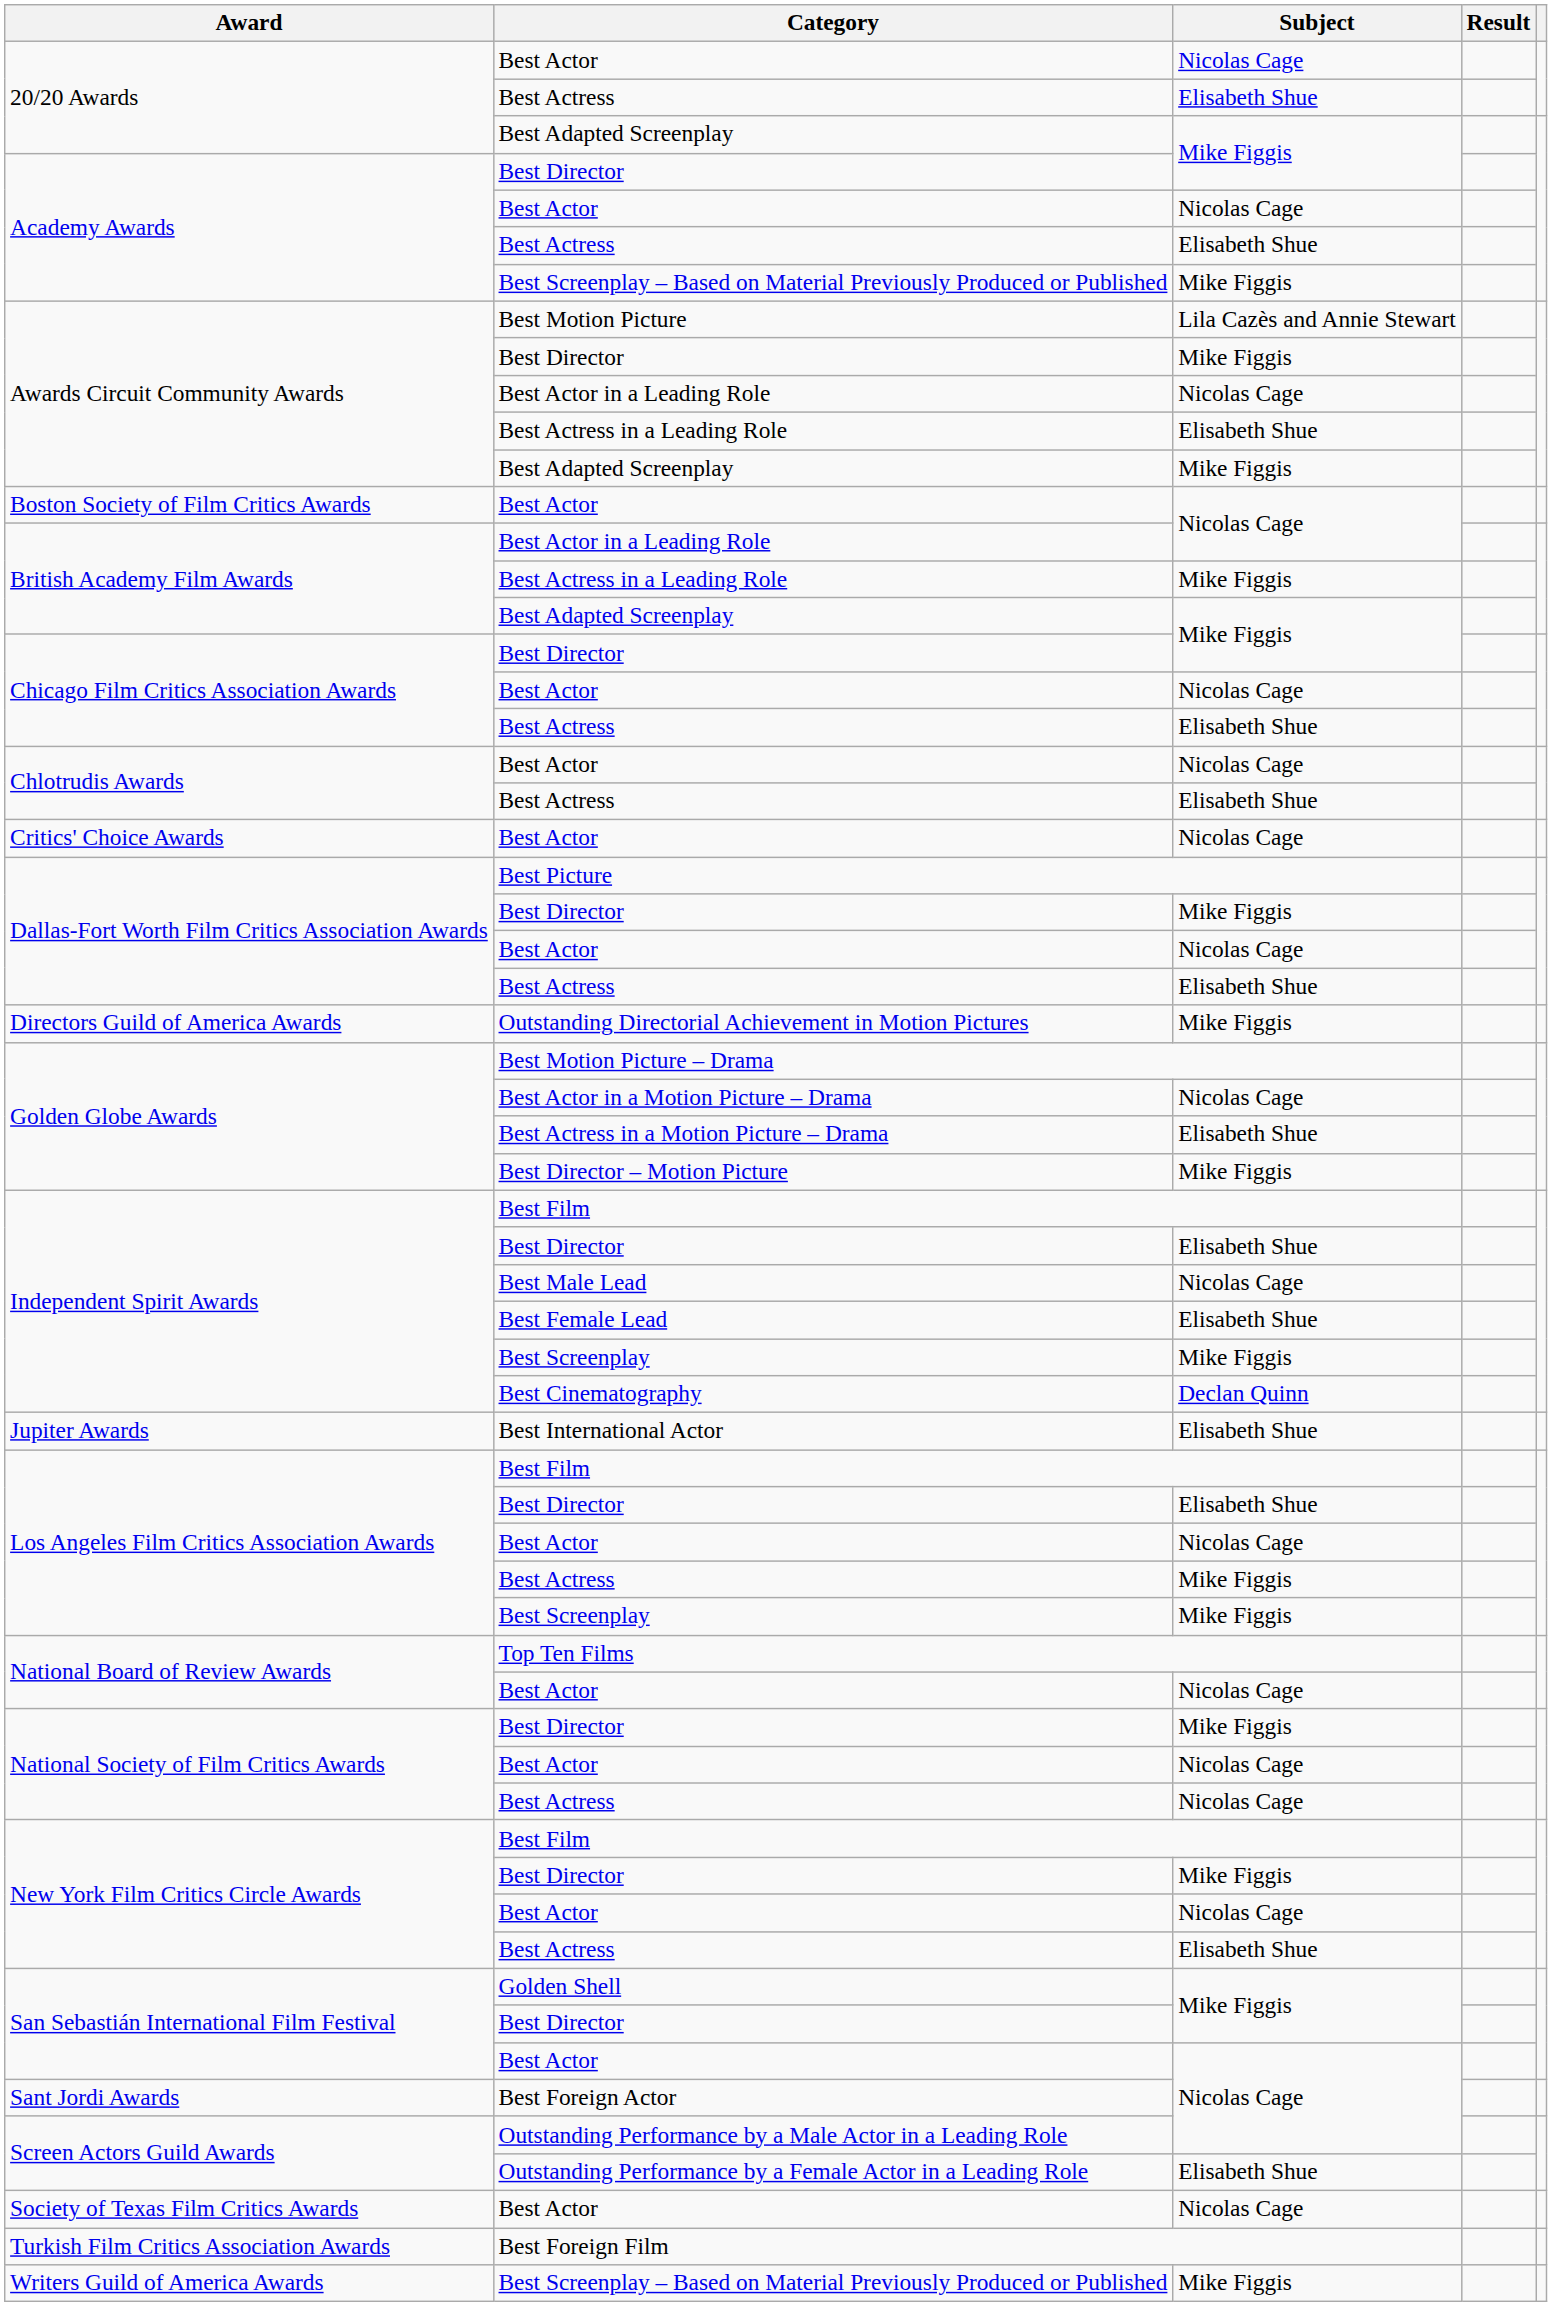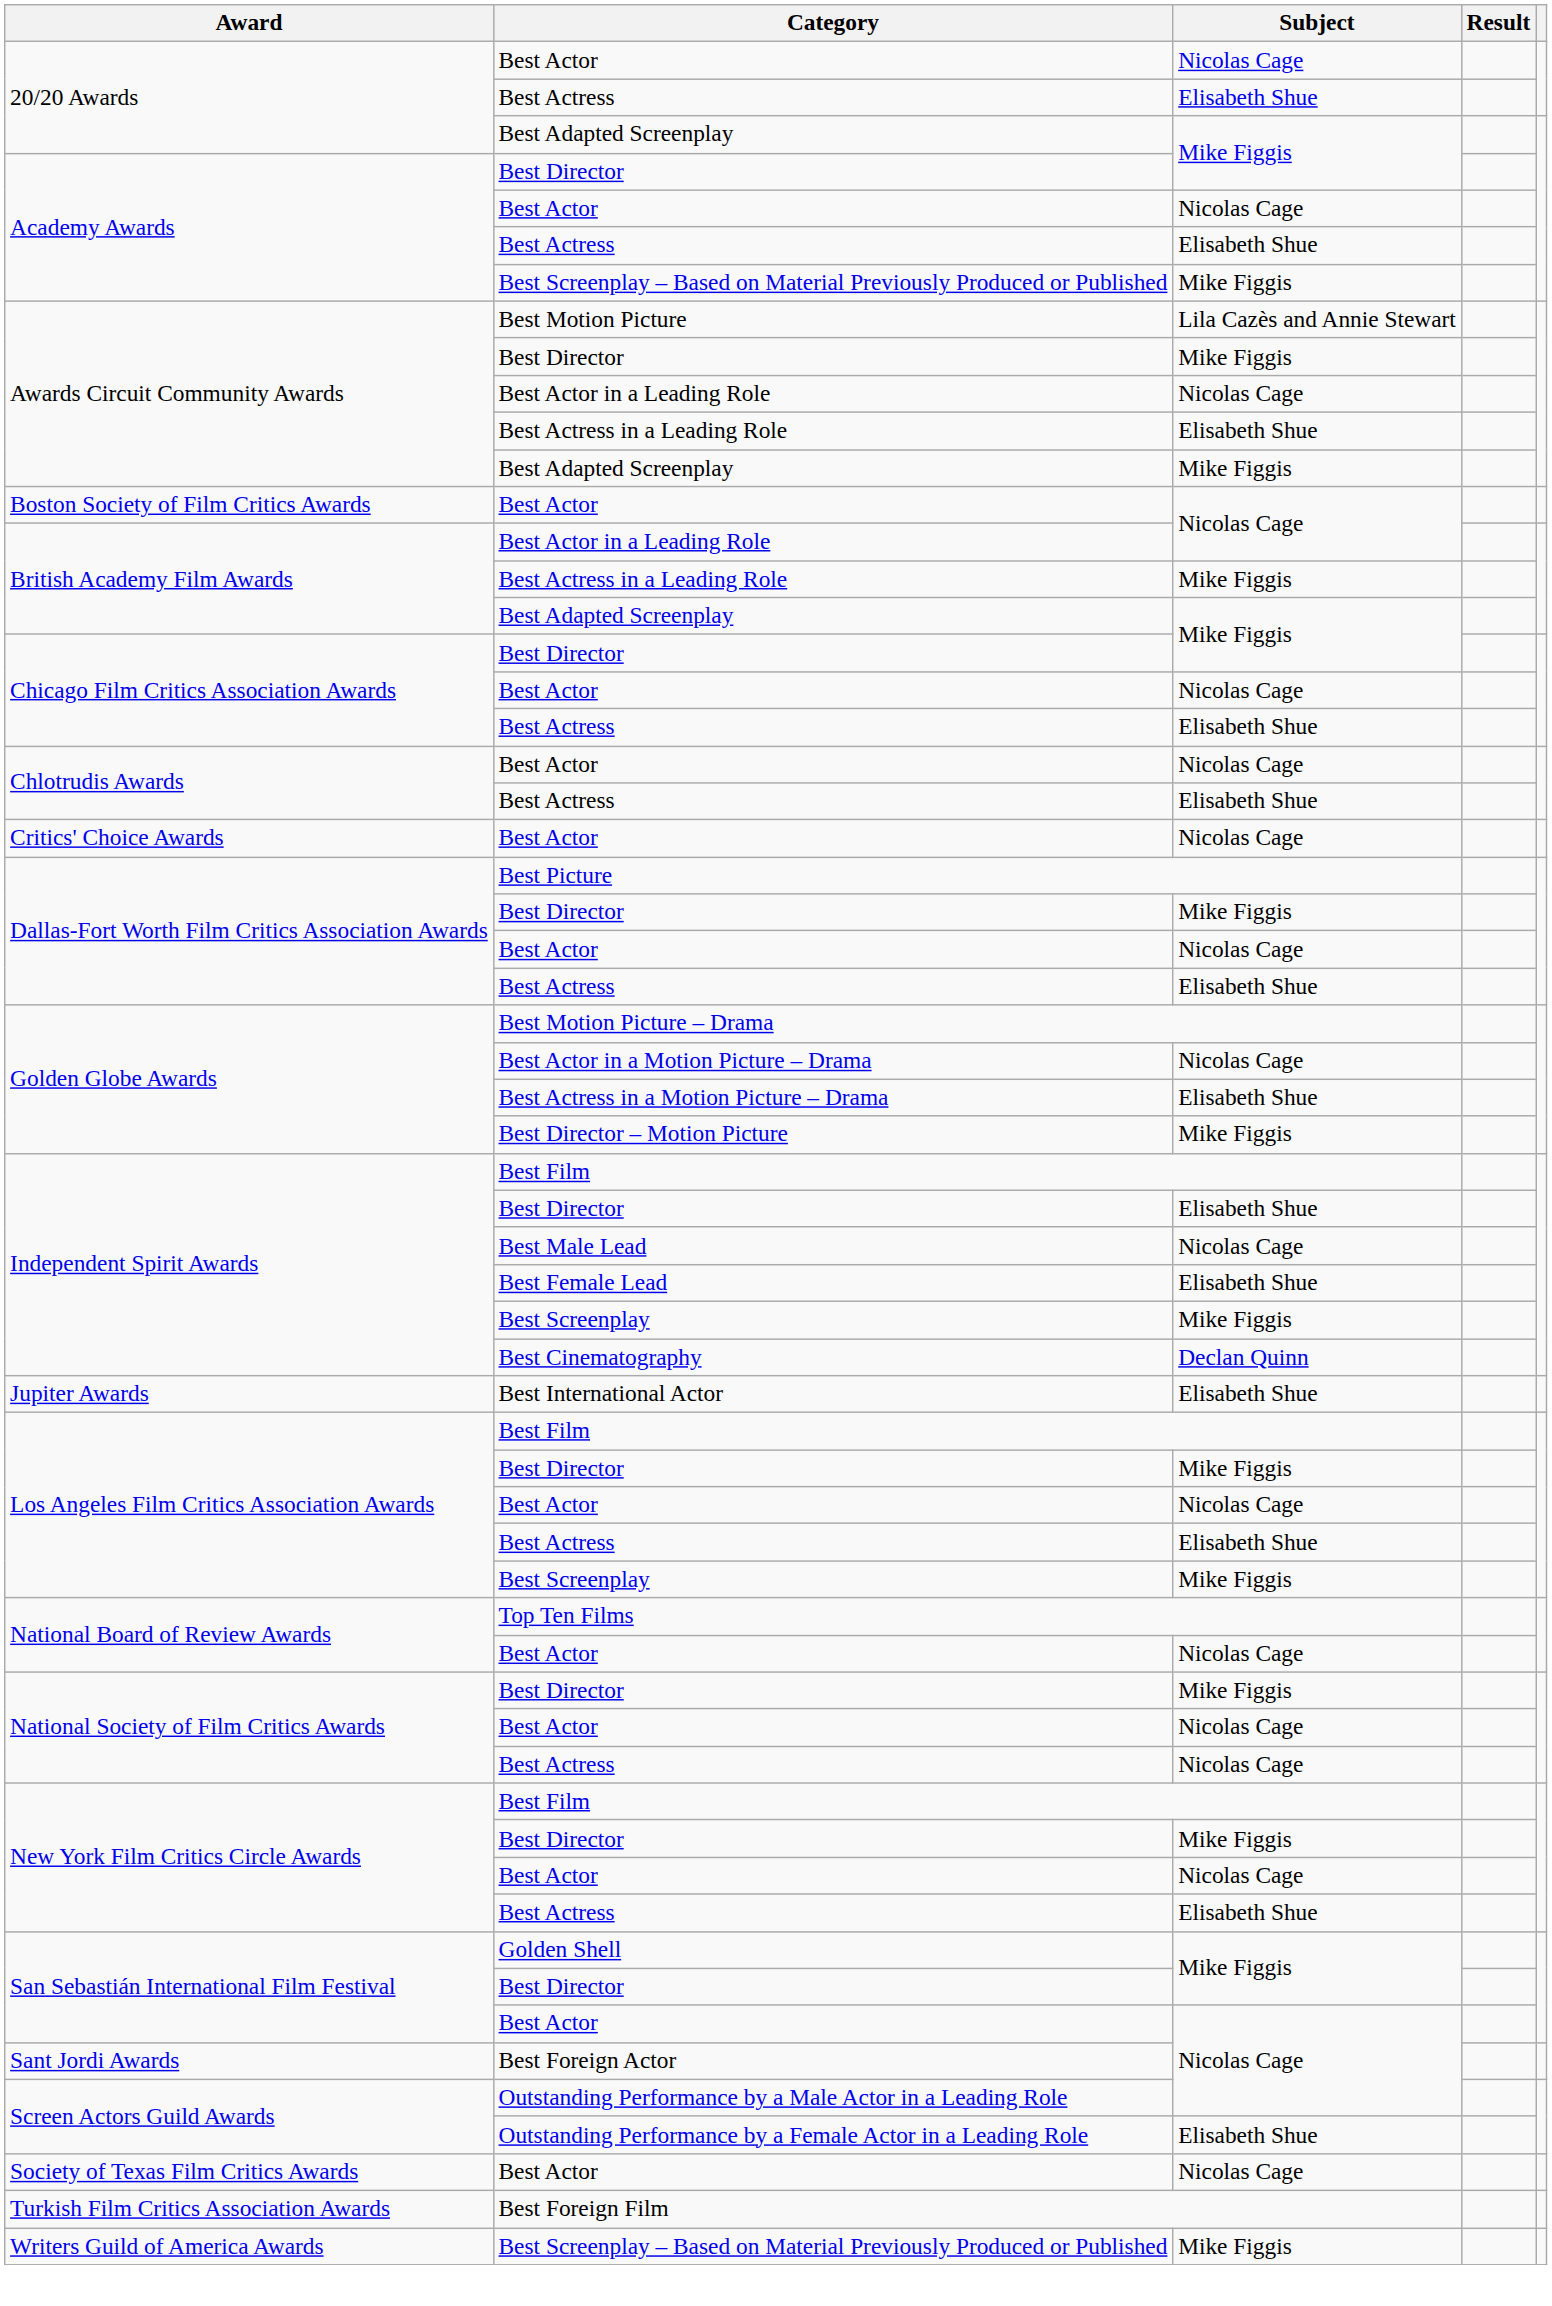- row: (176, 1023)
(1248, 1504) Elisabeth Shue -> (1235, 1467) Mike Figgis
(1235, 1579) Mike Figgis -> (1248, 1541) Elisabeth Shue
